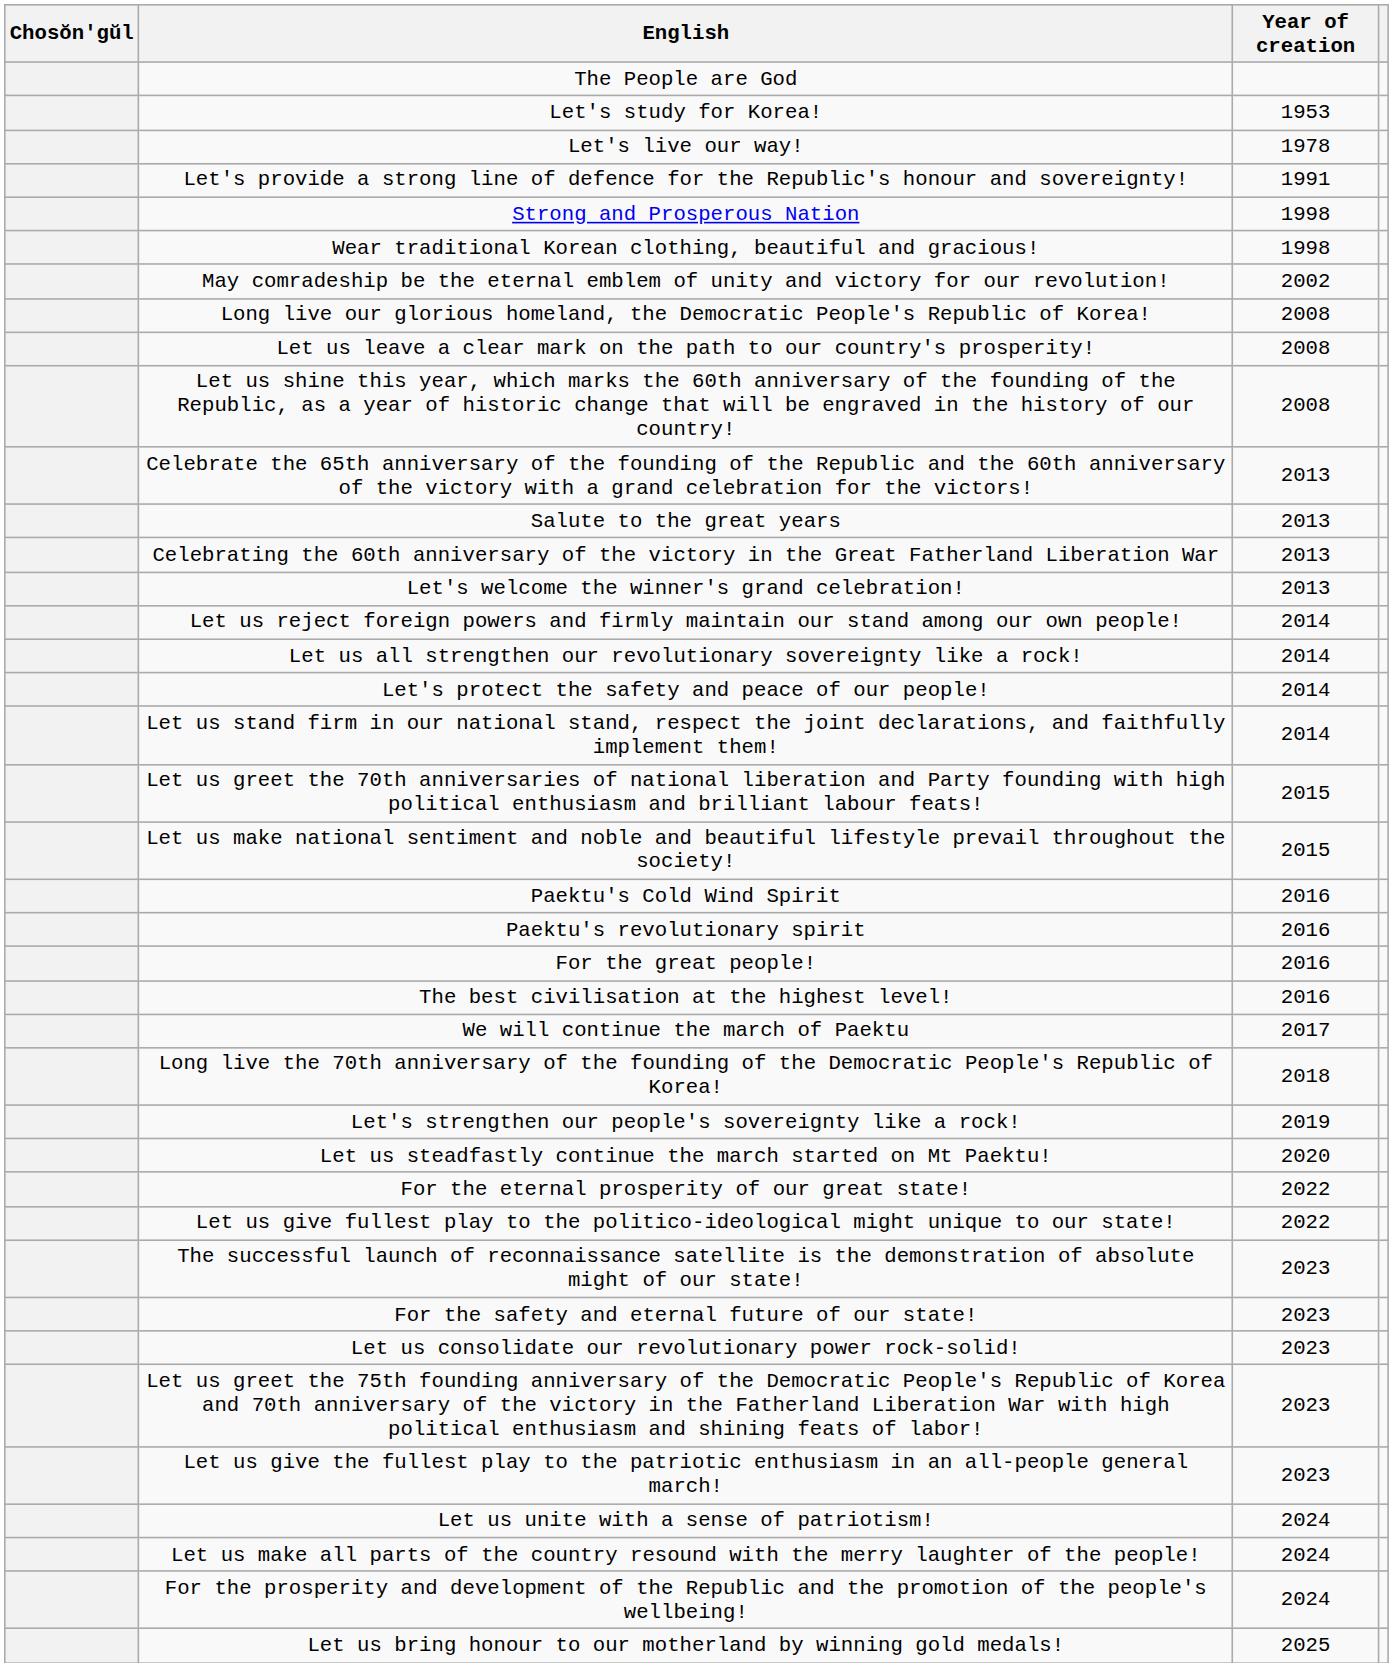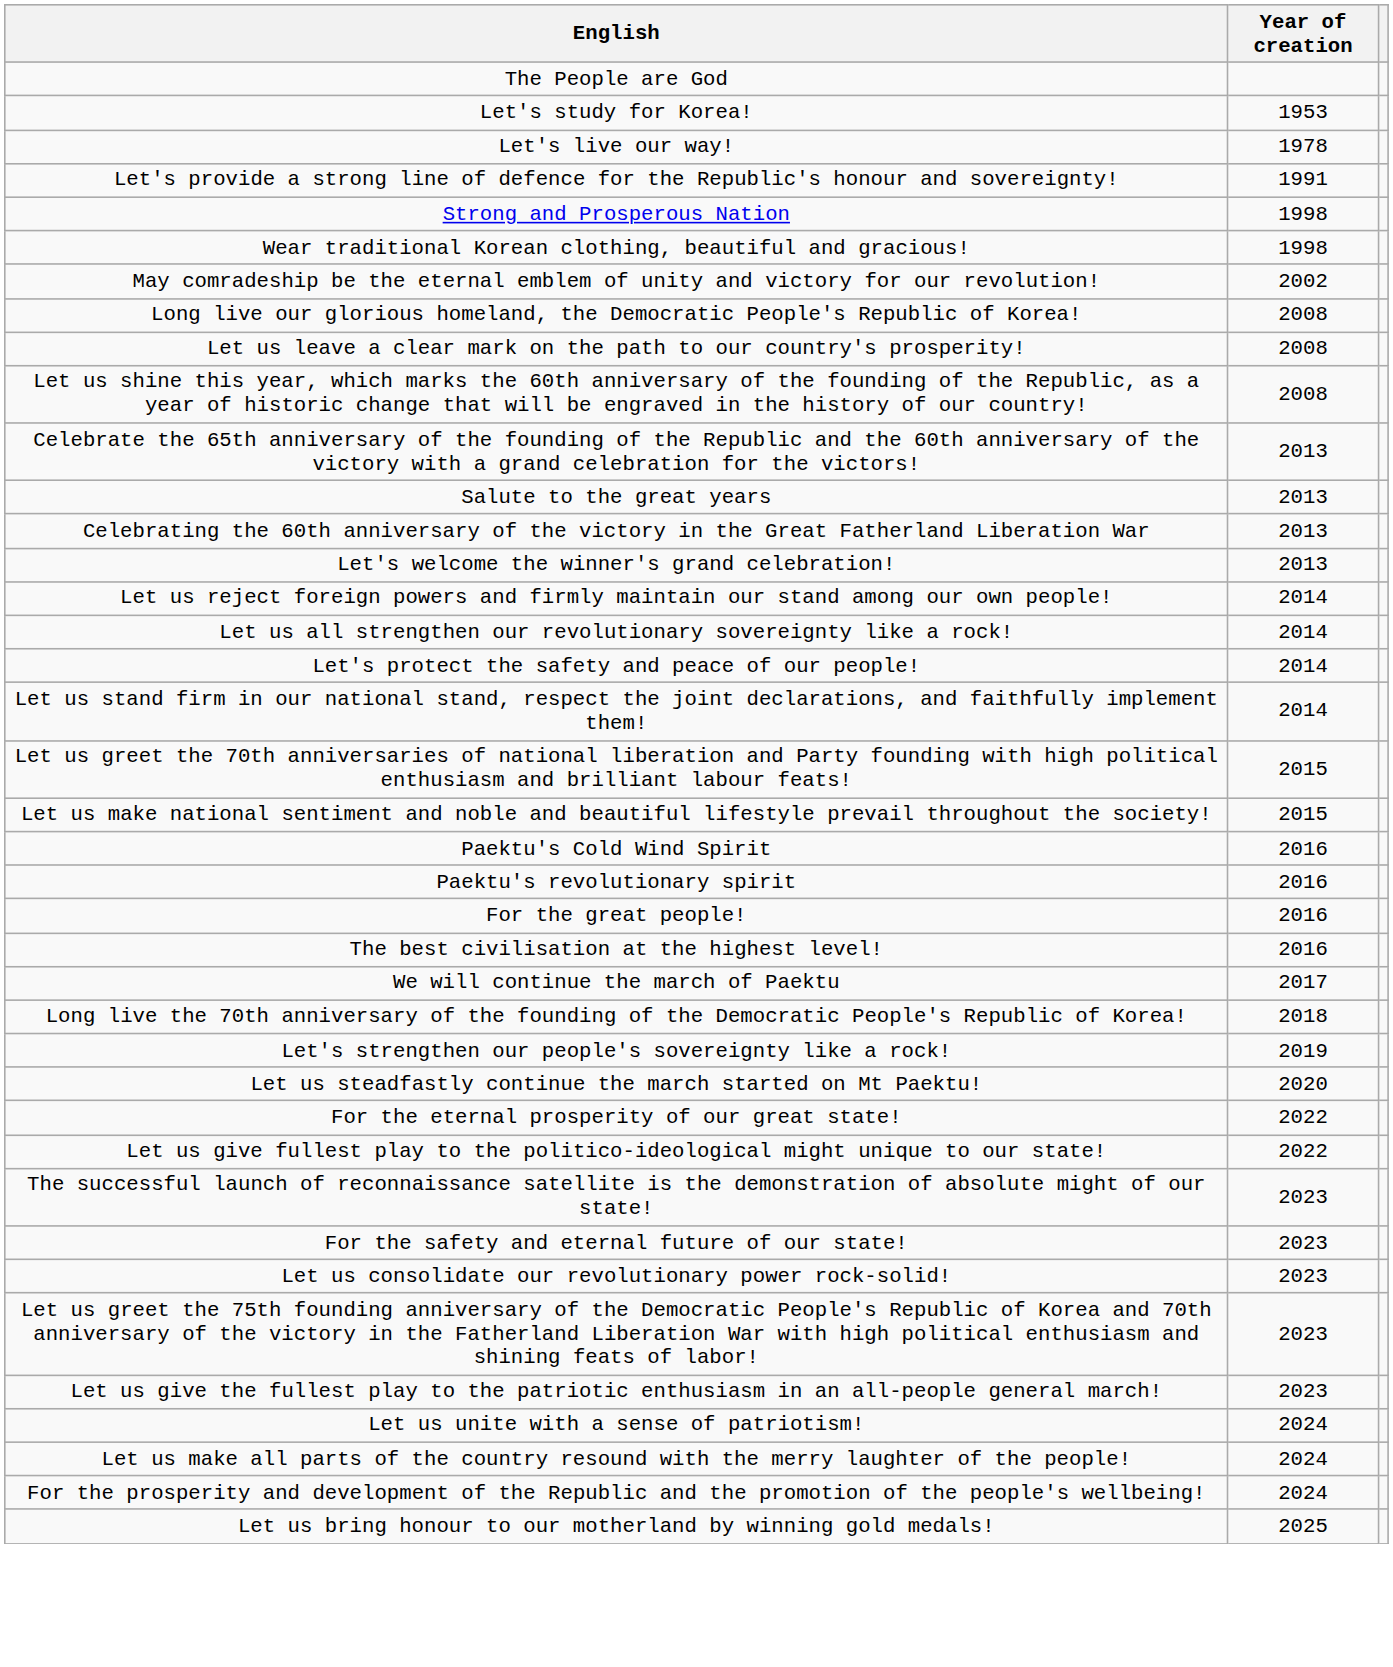- column: (72, 34)
